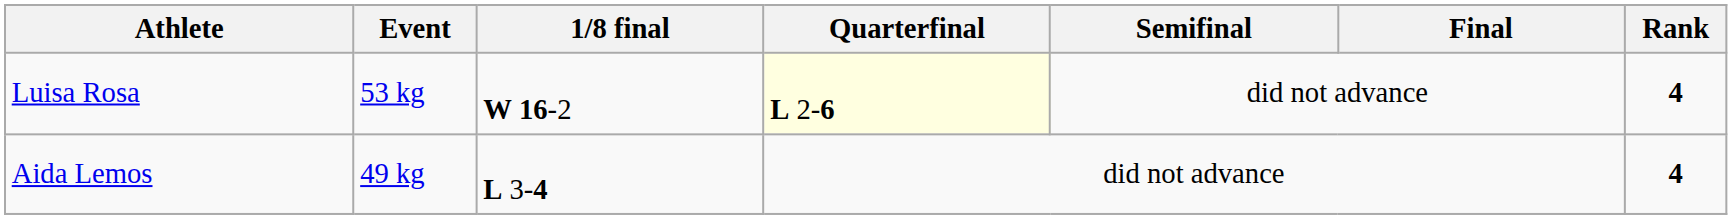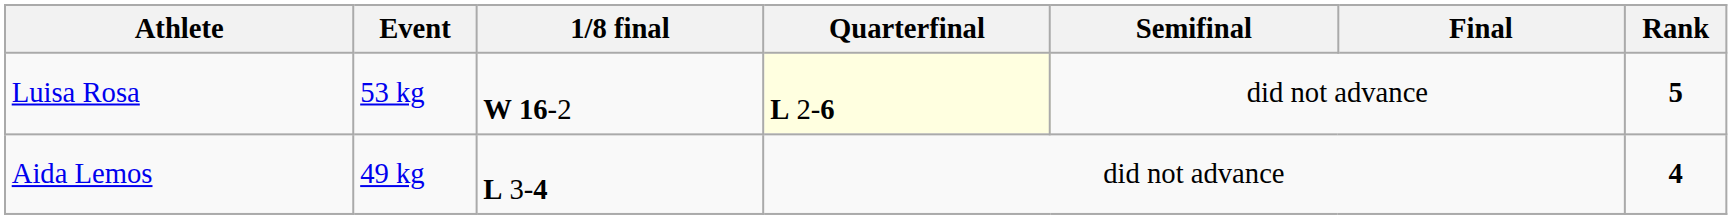(1676, 92) 4 -> (1676, 92) 5
